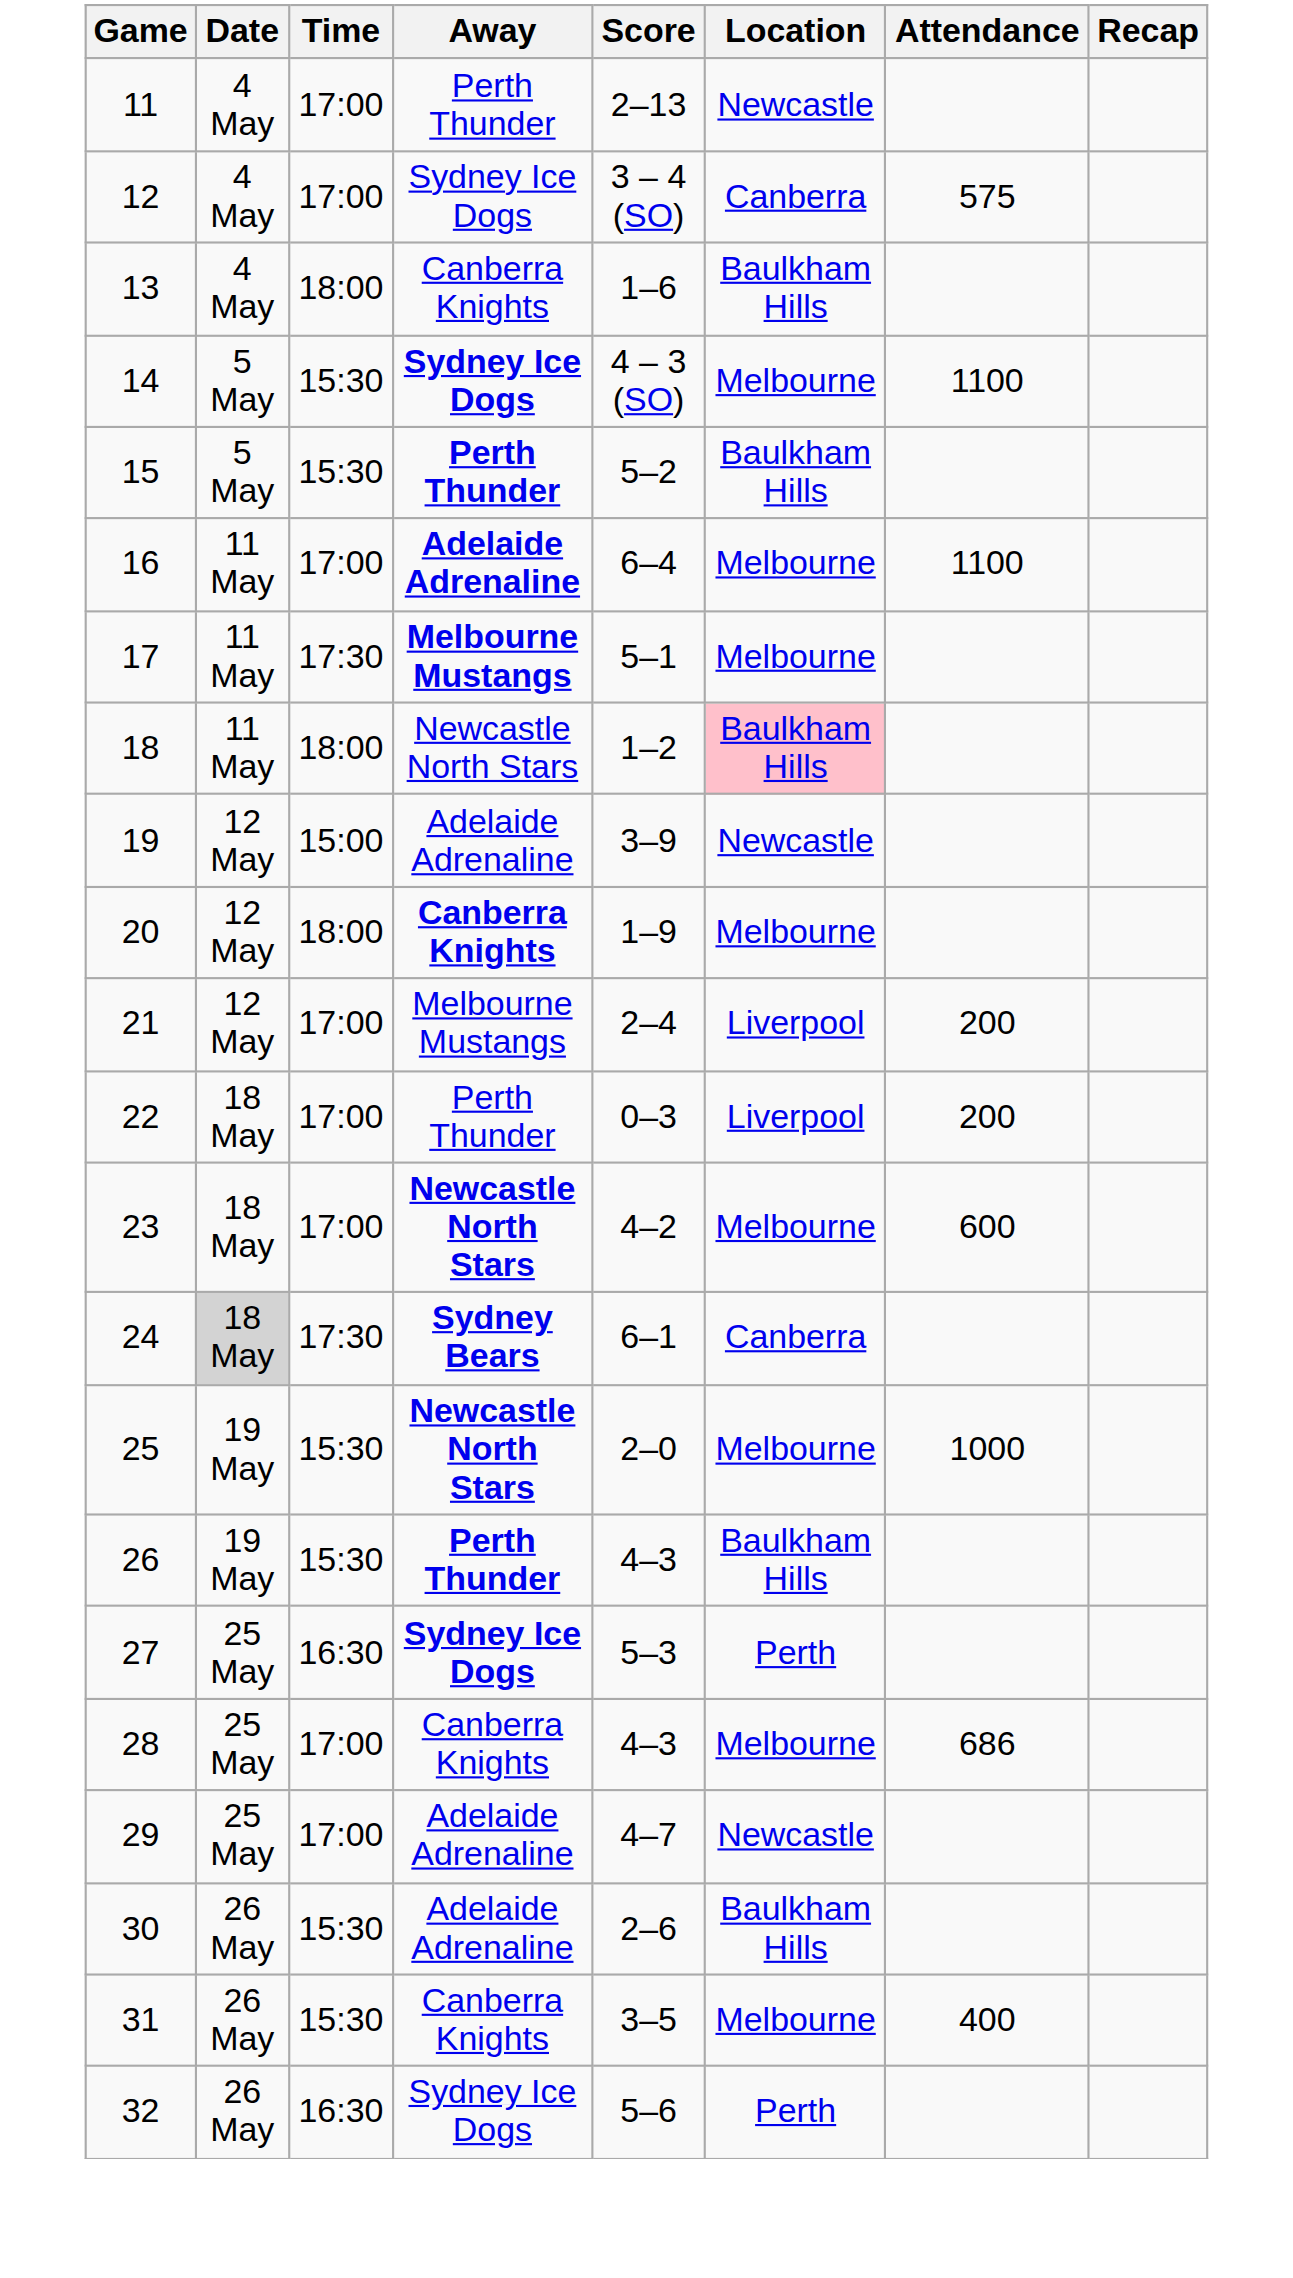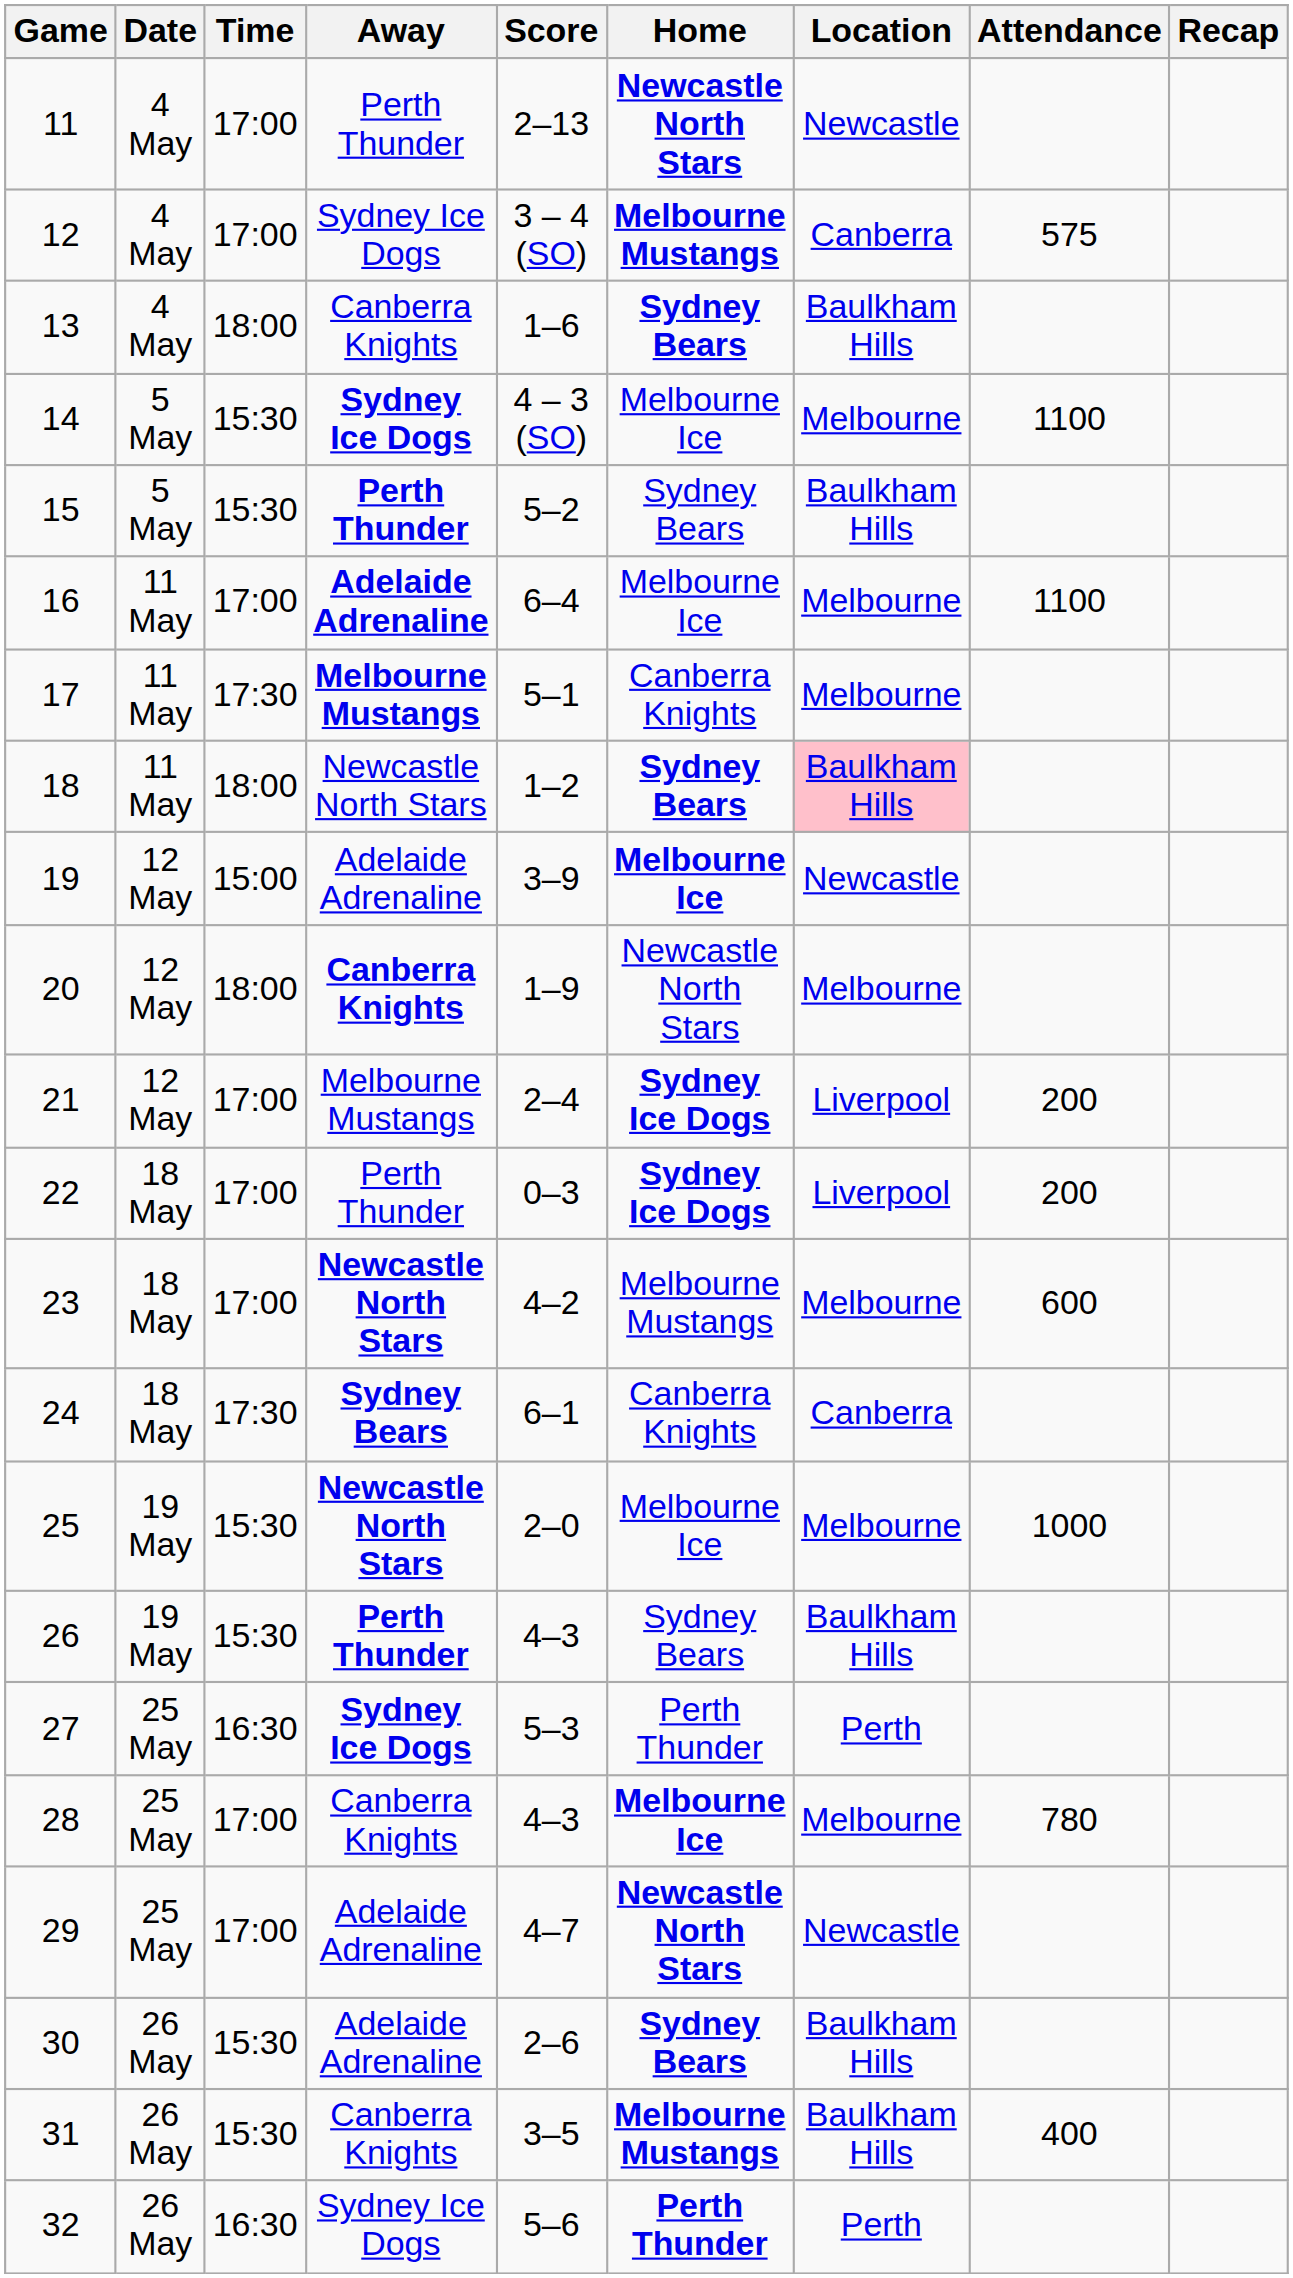+ column: (700, 31)
(242, 1337) lightgrey background -> (160, 1414) no background
(987, 1743) 686 -> (1069, 1820) 780
(796, 2019) Melbourne -> (881, 2134) Baulkham Hills
